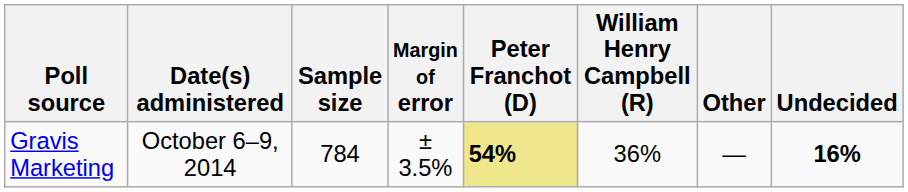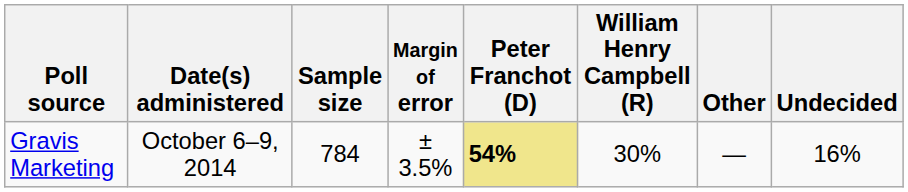(637, 154) 36% -> (637, 154) 30%
(837, 154) bold -> (837, 154) normal
